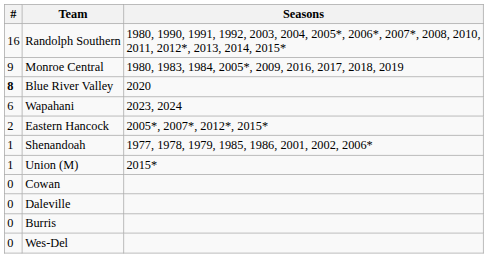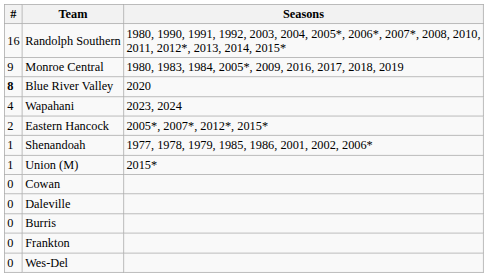(10, 106) 6 -> (10, 106) 4
+ row: (47, 243)
